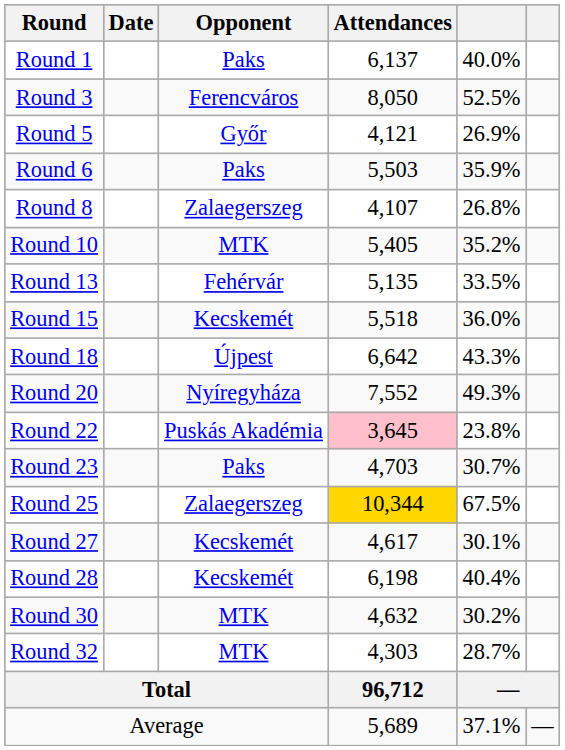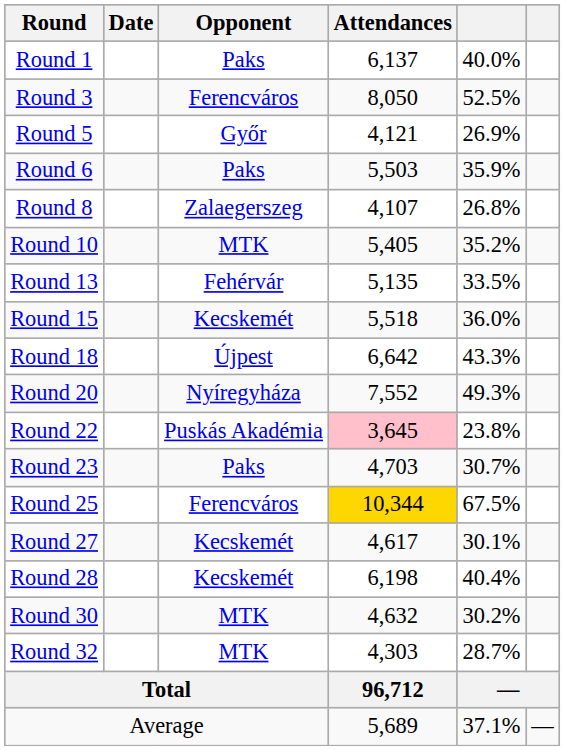(244, 503) Zalaegerszeg -> (244, 503) Ferencváros
